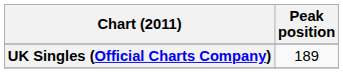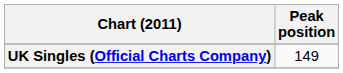(307, 56) 189 -> (307, 56) 149
